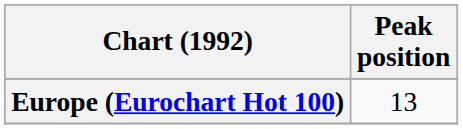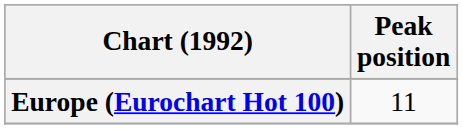(404, 100) 13 -> (404, 100) 11
